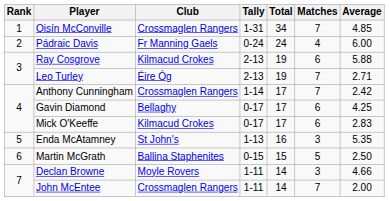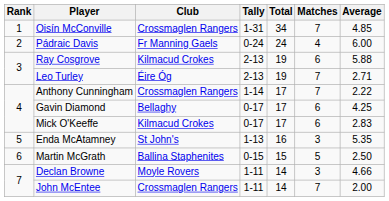(362, 92) 2.42 -> (362, 92) 2.22
